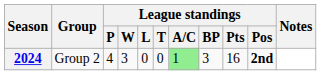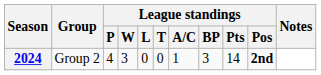(176, 59) lightgreen background -> (176, 59) no background
(233, 59) 16 -> (233, 59) 14
